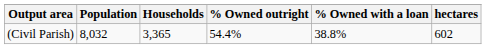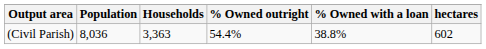(94, 33) 8,032 -> (94, 33) 8,036
(157, 33) 3,365 -> (157, 33) 3,363
